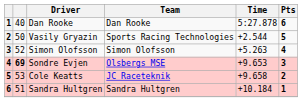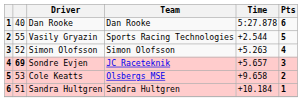(20, 38) 50 -> (20, 38) 55
(136, 64) Olsbergs MSE -> (138, 64) JC Raceteknik
(253, 64) +9.653 -> (253, 64) +5.657
(138, 77) JC Raceteknik -> (136, 77) Olsbergs MSE
